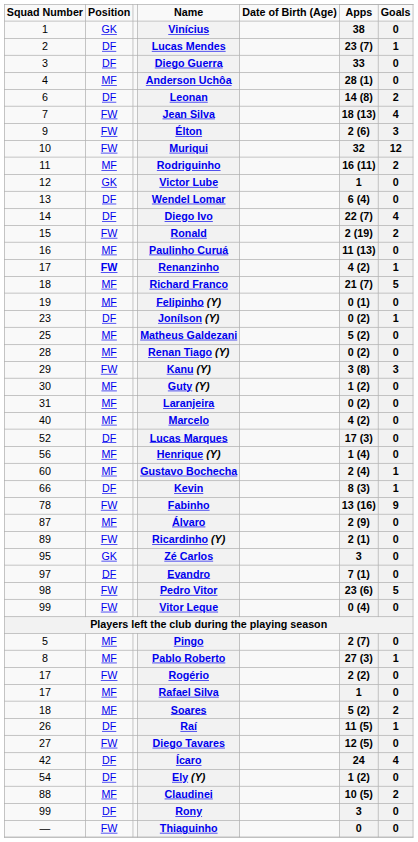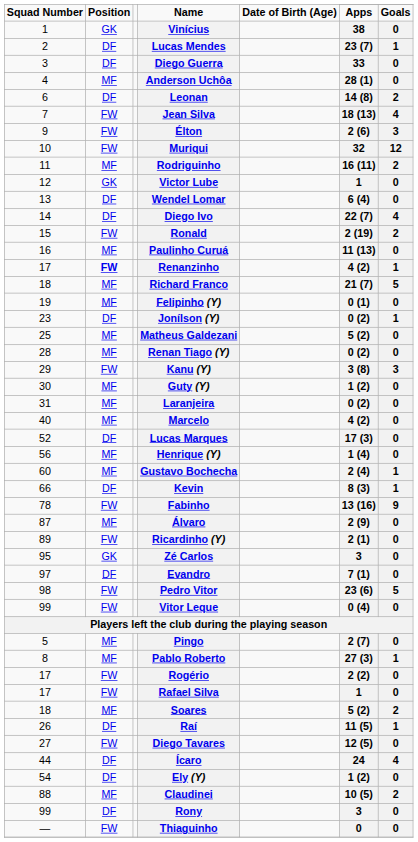(109, 693) MF -> (109, 693) FW
(45, 761) 42 -> (45, 761) 44
